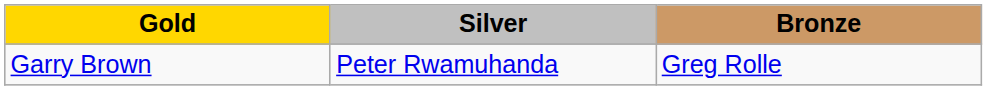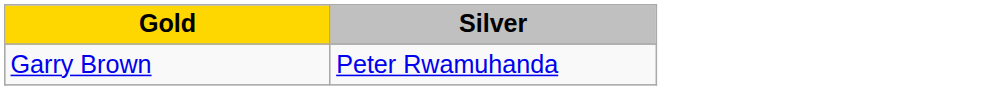- column: (819, 24)
